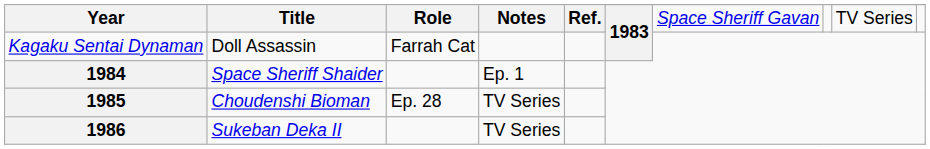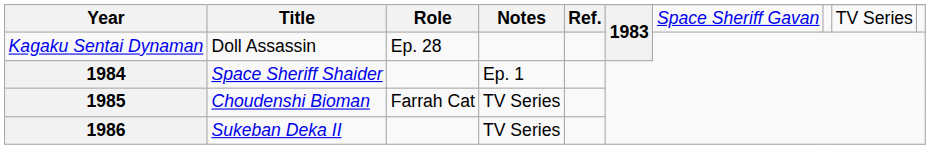(433, 46) Farrah Cat -> (416, 46) Ep. 28
(416, 102) Ep. 28 -> (433, 102) Farrah Cat
